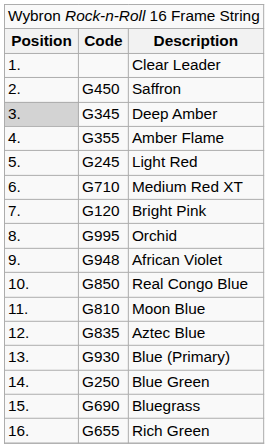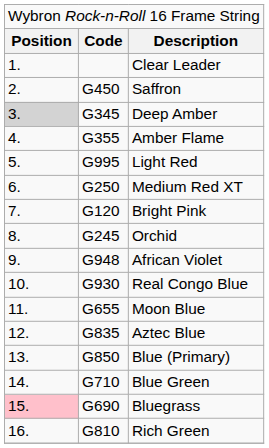(101, 162) G245 -> (101, 162) G995
(101, 187) G710 -> (101, 187) G250
(101, 235) G995 -> (101, 235) G245
(101, 284) G850 -> (101, 284) G930
(101, 308) G810 -> (101, 308) G655
(101, 357) G930 -> (101, 357) G850
(101, 382) G250 -> (101, 382) G710
(19, 406) no background -> (19, 406) pink background
(101, 430) G655 -> (101, 430) G810
